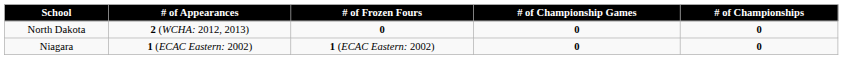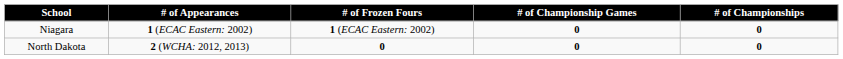rows swapped: (56, 46) <-> (56, 29)
